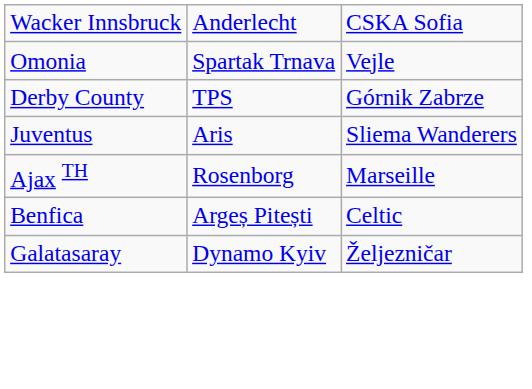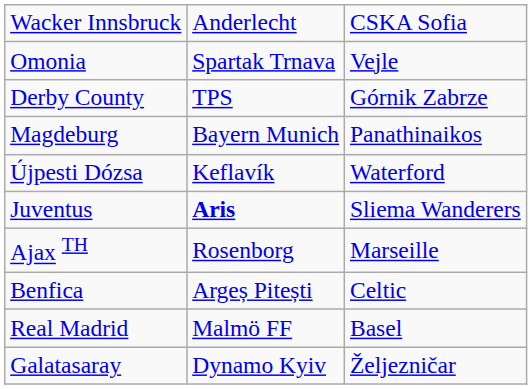+ row: (64, 135)
+ row: (76, 172)
(212, 135) normal -> (214, 209) bold
+ row: (69, 327)
